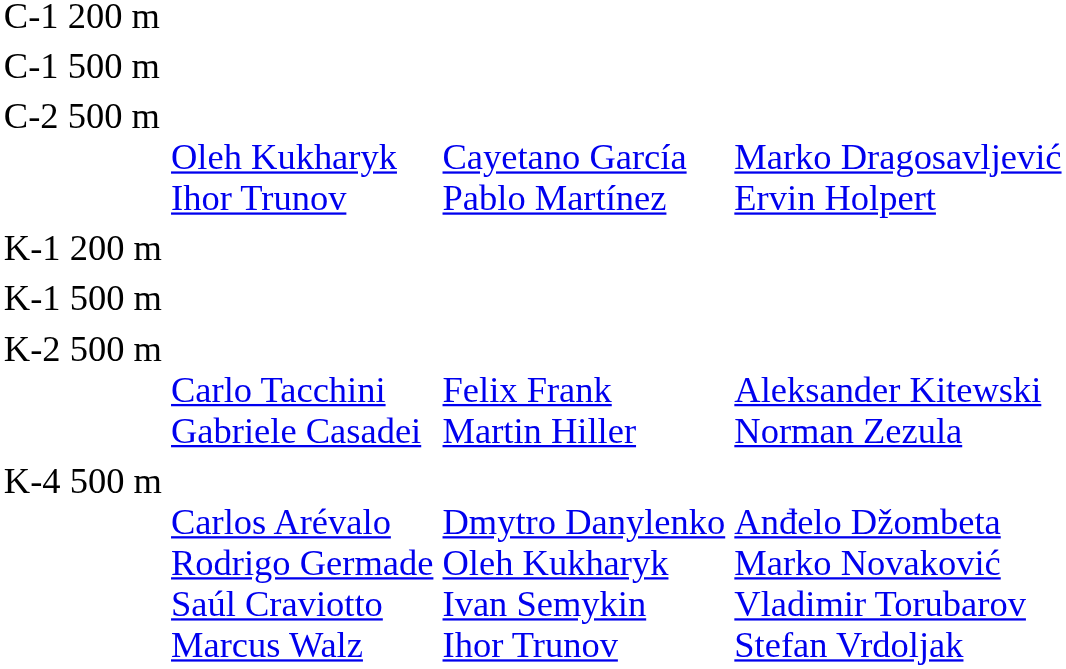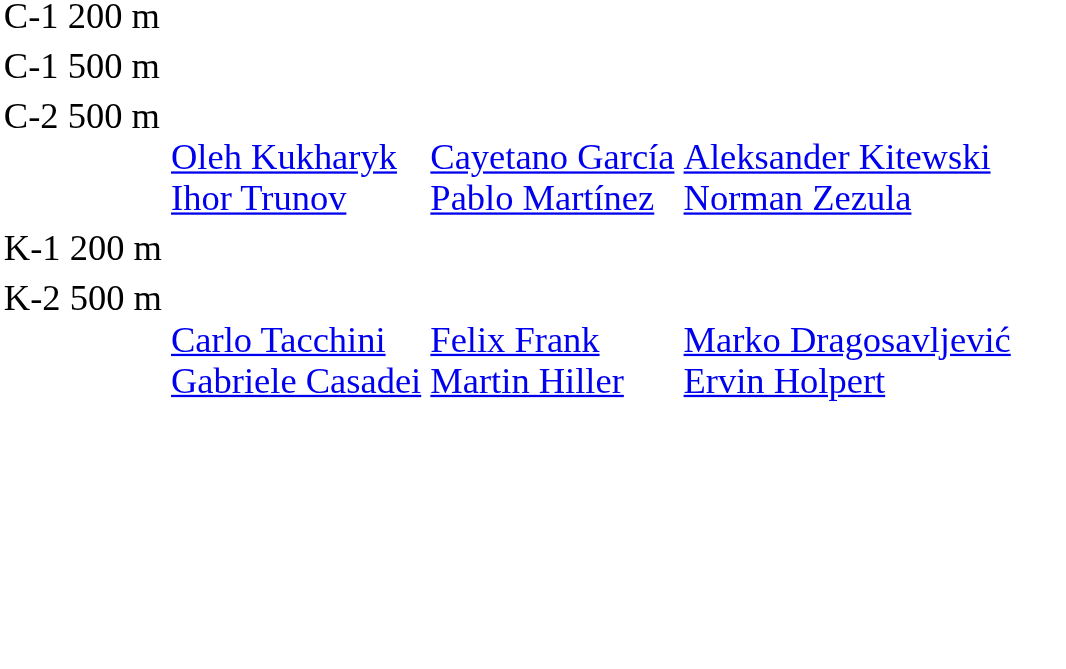(898, 177) Marko Dragosavljević Ervin Holpert -> (837, 177) Aleksander Kitewski Norman Zezula
- row: (83, 298)
(888, 410) Aleksander Kitewski Norman Zezula -> (847, 360) Marko Dragosavljević Ervin Holpert
- row: (83, 480)
